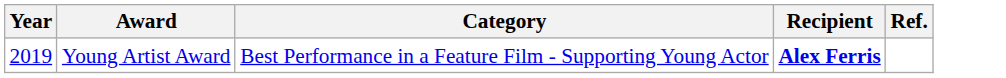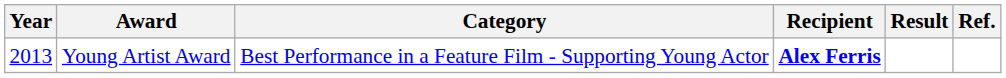+ column: (919, 21)
(31, 55) 2019 -> (31, 55) 2013
